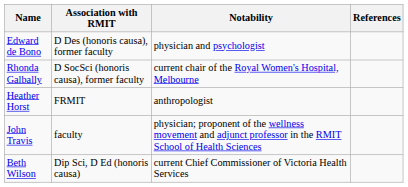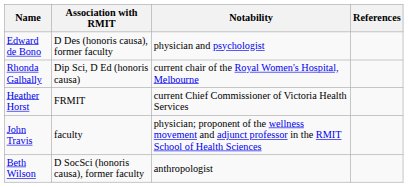(99, 73) D SocSci (honoris causa), former faculty -> (101, 73) Dip Sci, D Ed (honoris causa)
(183, 101) anthropologist -> (250, 101) current Chief Commissioner of Victoria Health Services
(101, 168) Dip Sci, D Ed (honoris causa) -> (99, 168) D SocSci (honoris causa), former faculty
(250, 168) current Chief Commissioner of Victoria Health Services -> (183, 168) anthropologist
